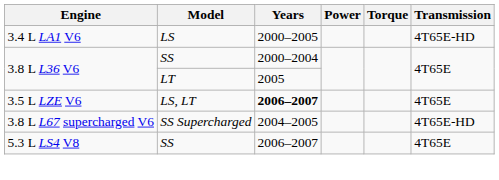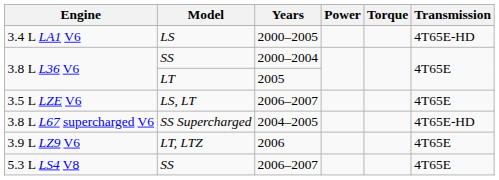(288, 100) bold -> (288, 100) normal
+ row: (44, 143)
